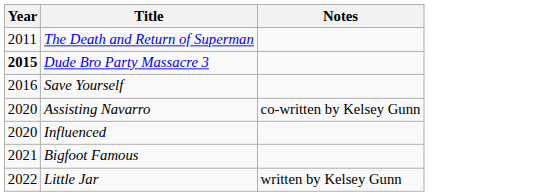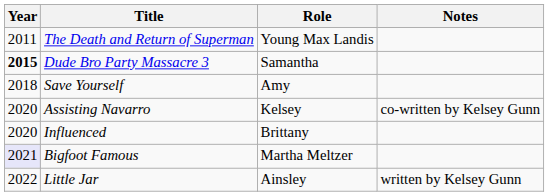+ column: (317, 16)
(23, 86) 2016 -> (23, 86) 2018
(23, 156) no background -> (23, 156) lavender background
